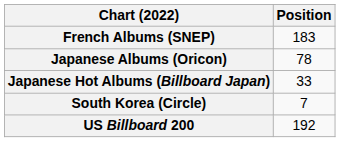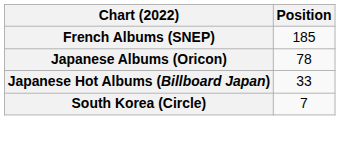(304, 37) 183 -> (304, 37) 185
- row: (139, 125)
